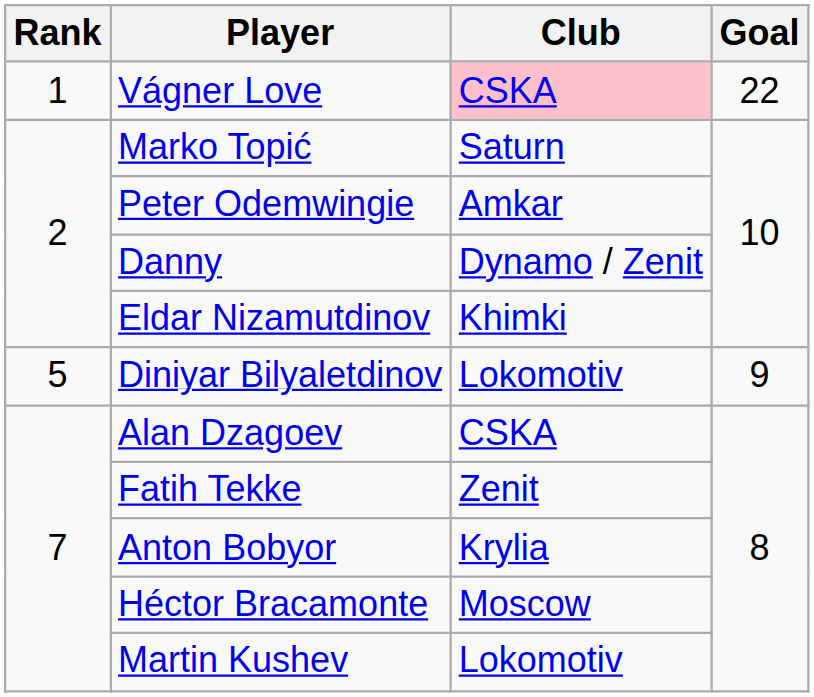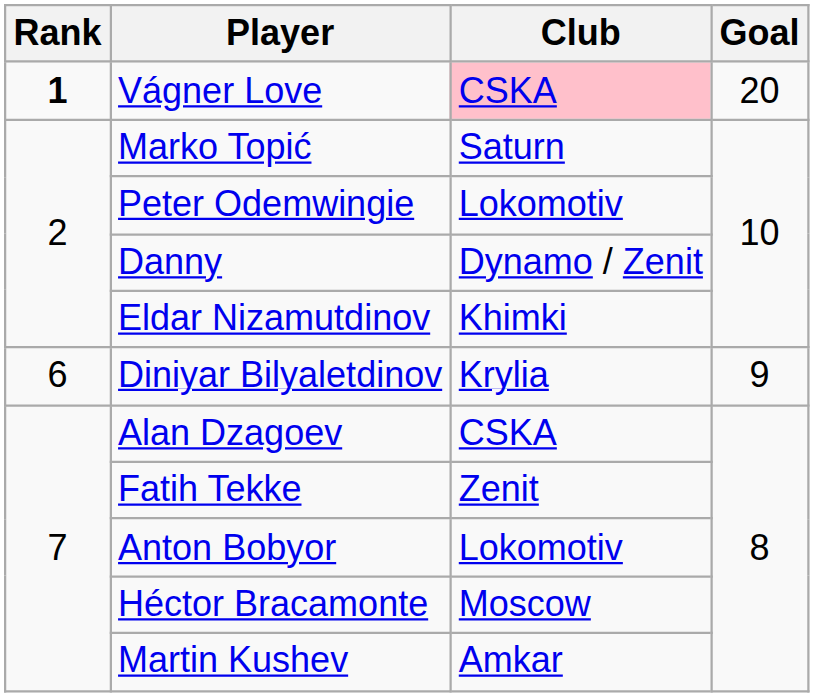(57, 90) normal -> (57, 90) bold
(759, 90) 22 -> (759, 90) 20
(511, 204) Amkar -> (541, 204) Lokomotiv
(57, 375) 5 -> (57, 375) 6
(541, 375) Lokomotiv -> (504, 375) Krylia
(504, 546) Krylia -> (541, 546) Lokomotiv
(541, 661) Lokomotiv -> (511, 661) Amkar
